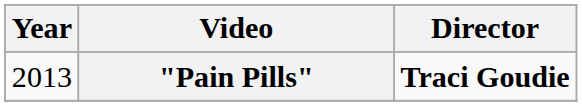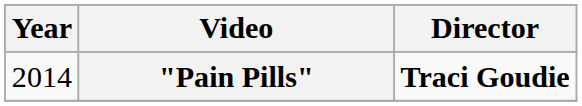(42, 76) 2013 -> (42, 76) 2014
